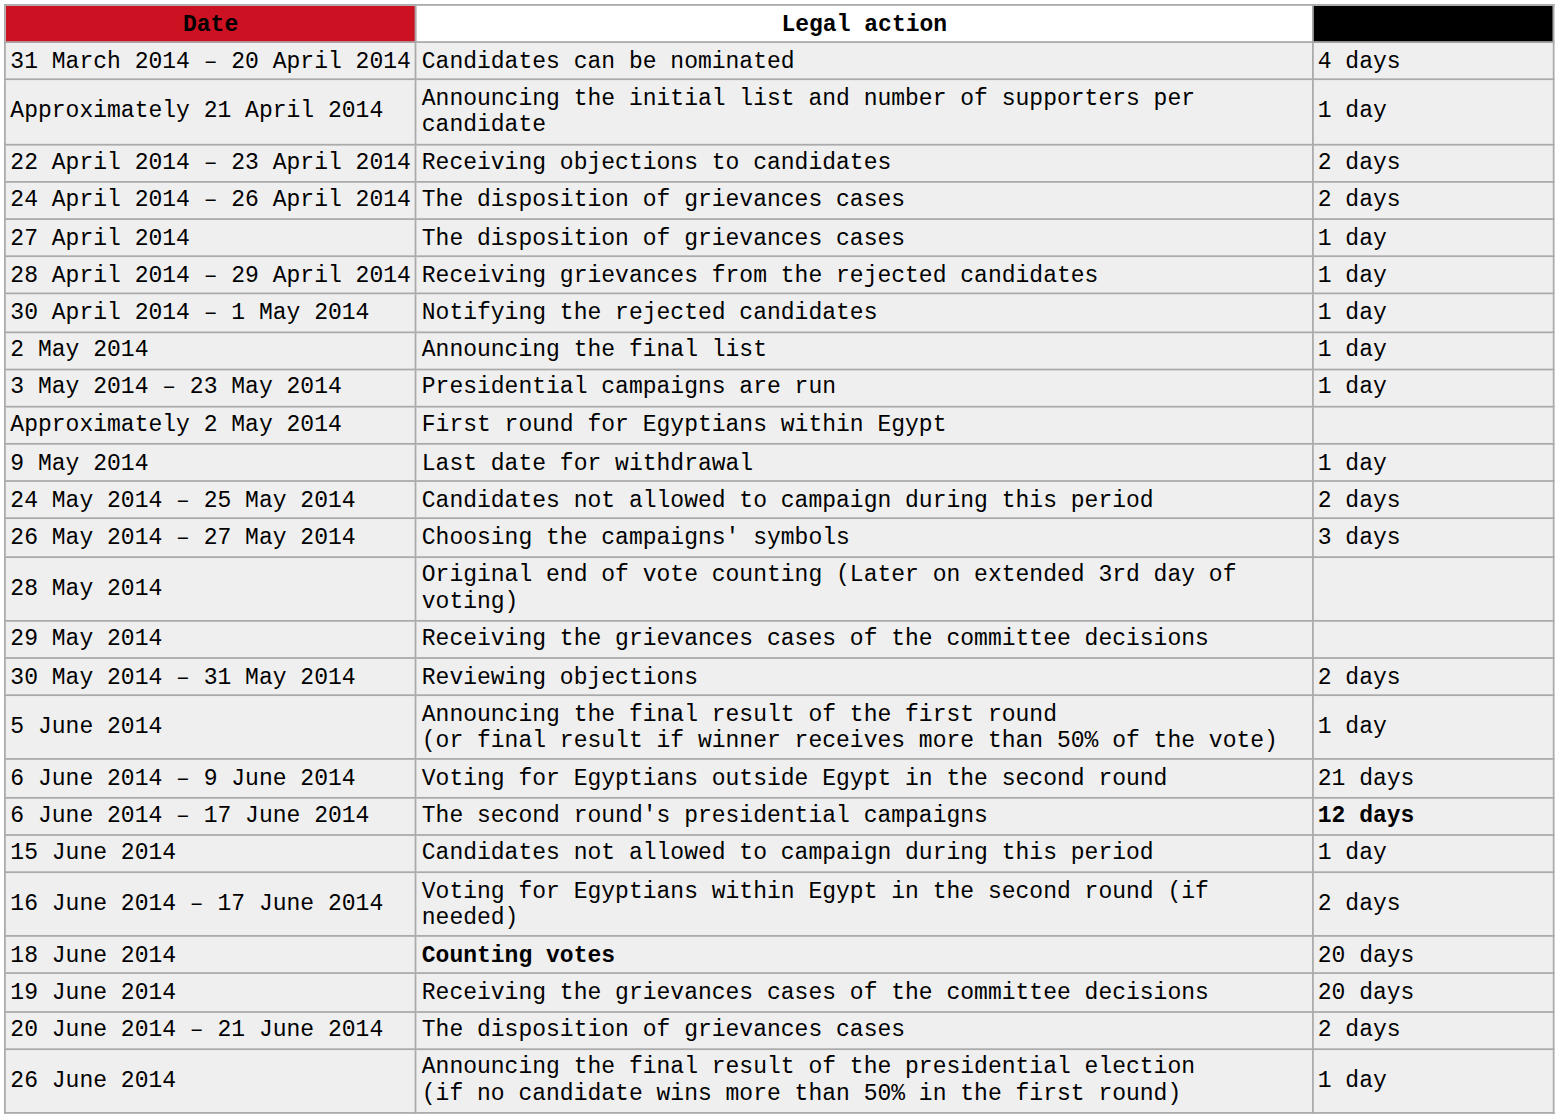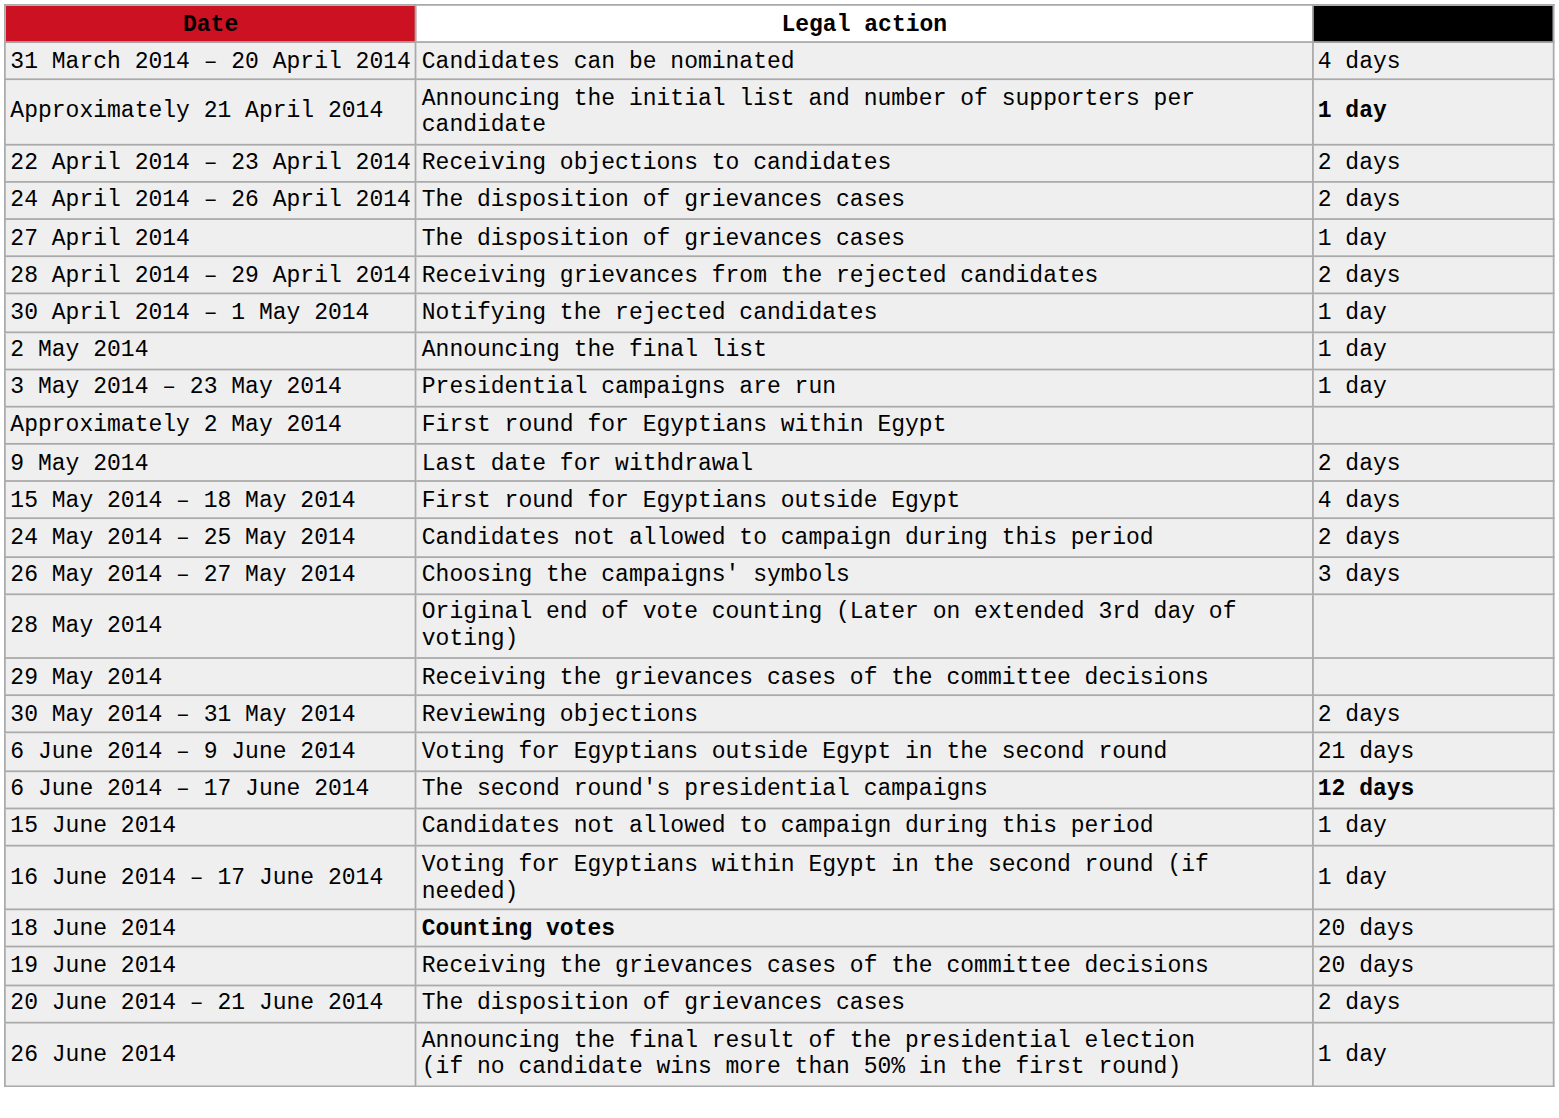(1352, 112) normal -> (1352, 112) bold
(1352, 275) 1 day -> (1359, 275) 2 days
(1352, 463) 1 day -> (1359, 463) 2 days
+ row: (183, 500)
- row: (86, 728)
(1359, 904) 2 days -> (1352, 878) 1 day
